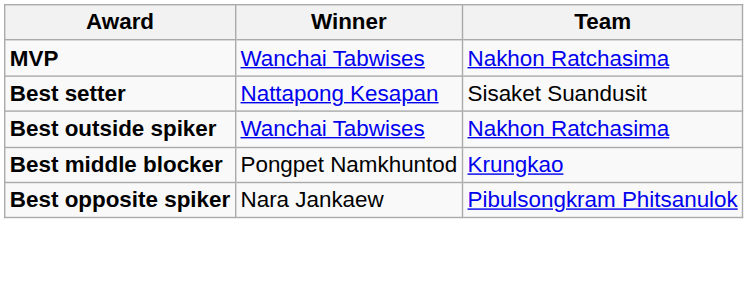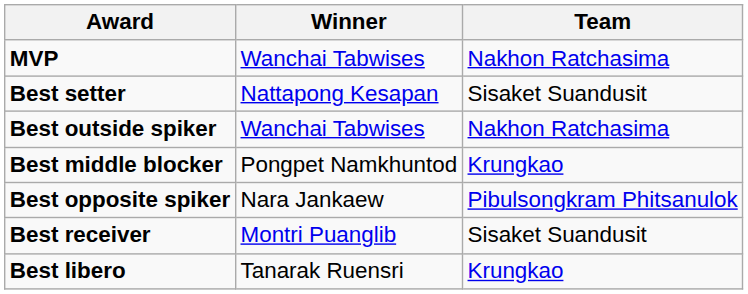+ row: (80, 235)
+ row: (68, 270)
